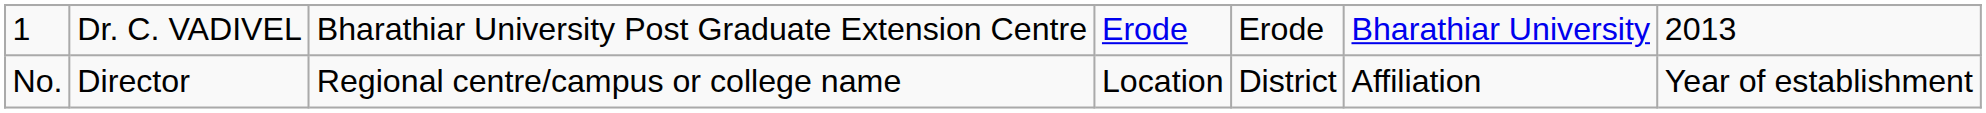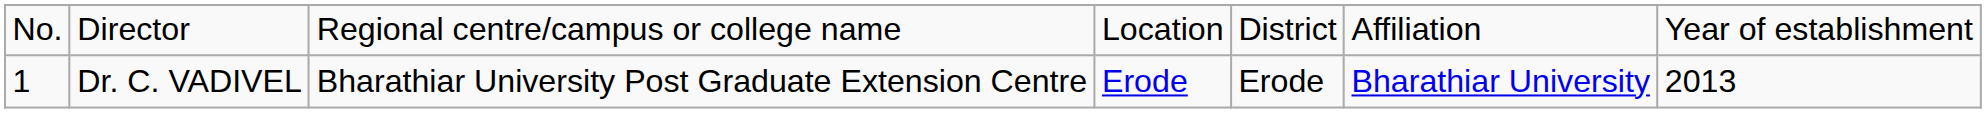rows swapped: (37, 81) <-> (21, 30)
